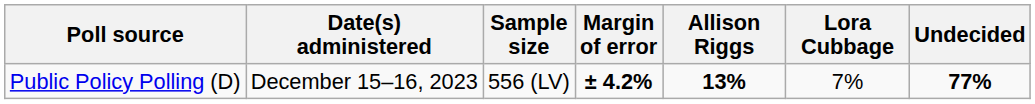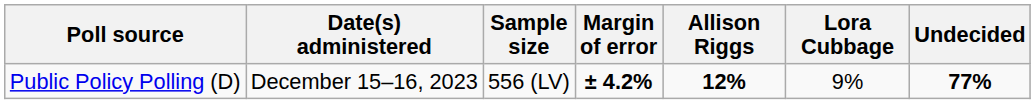(724, 81) 13% -> (724, 81) 12%
(848, 81) 7% -> (848, 81) 9%
